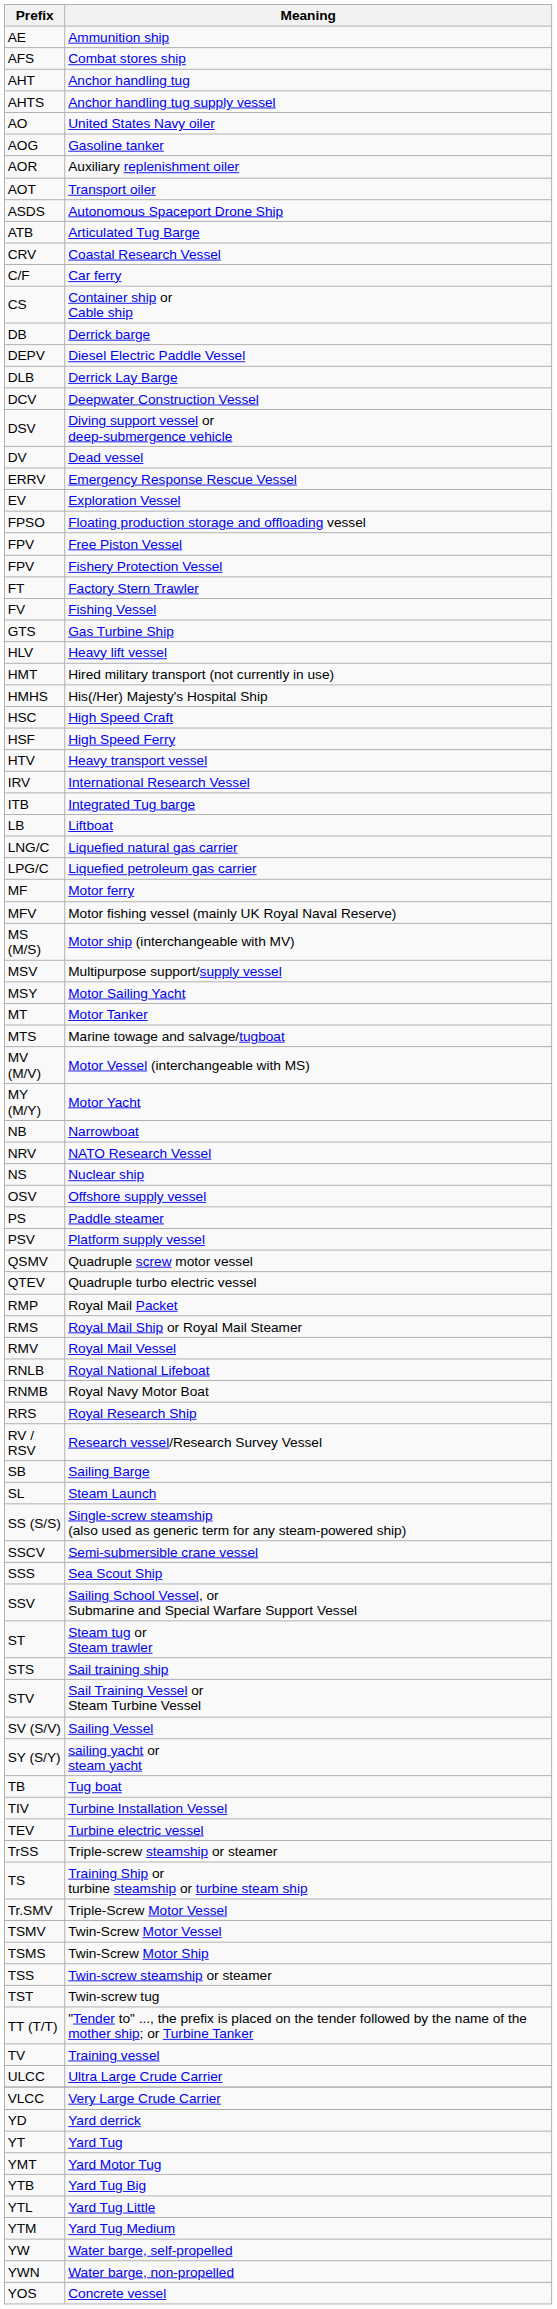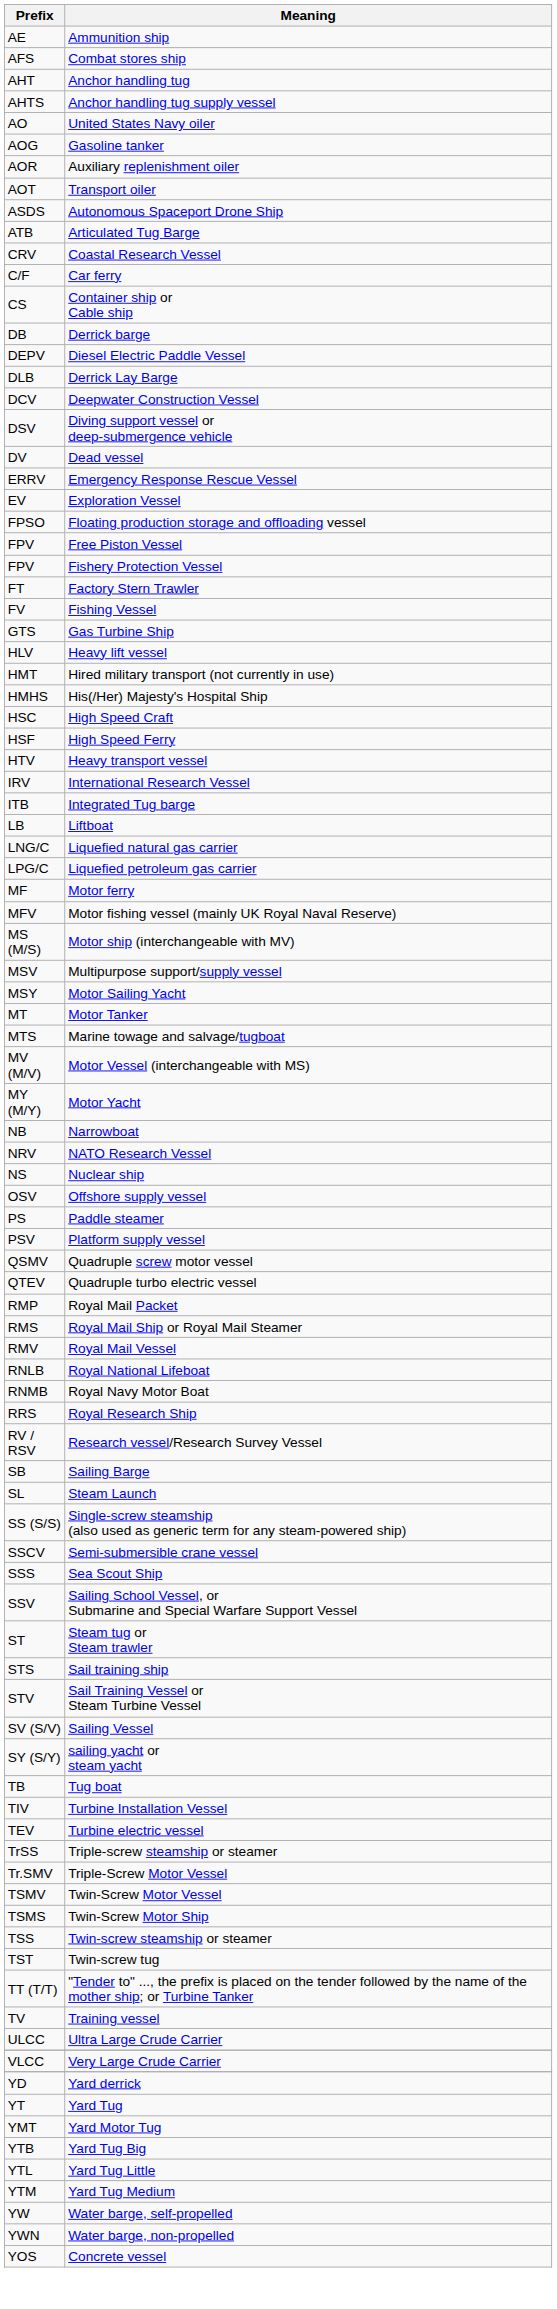- row: (188, 1881)
